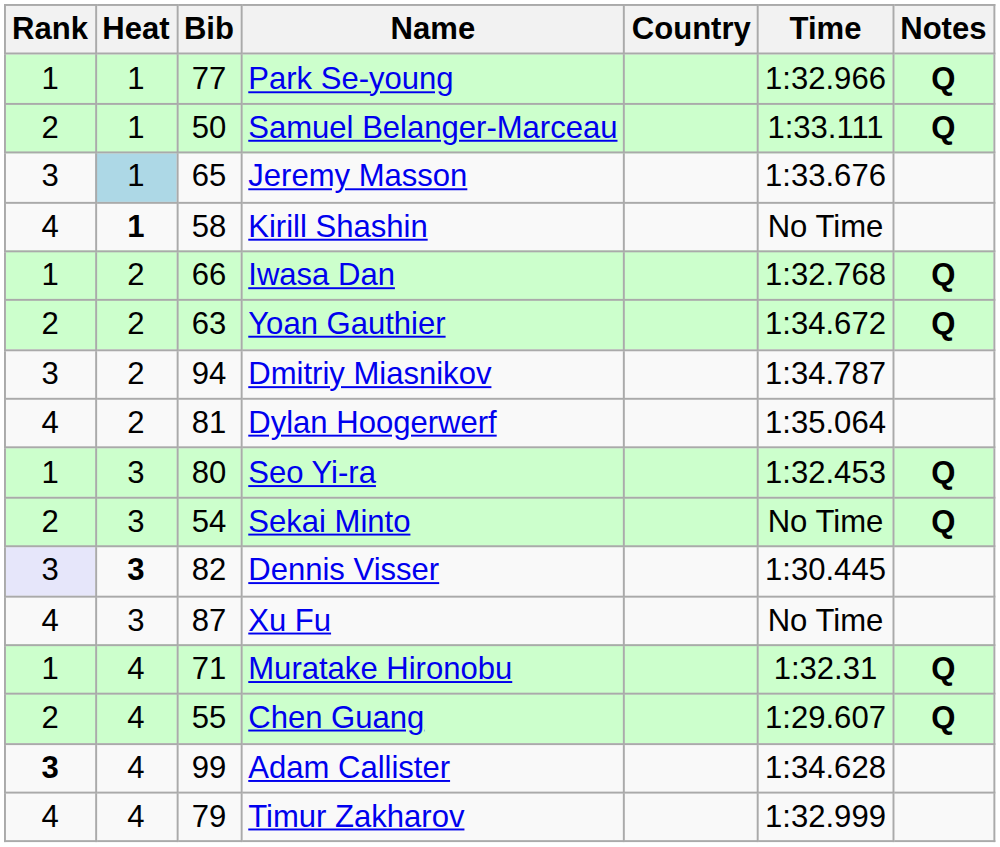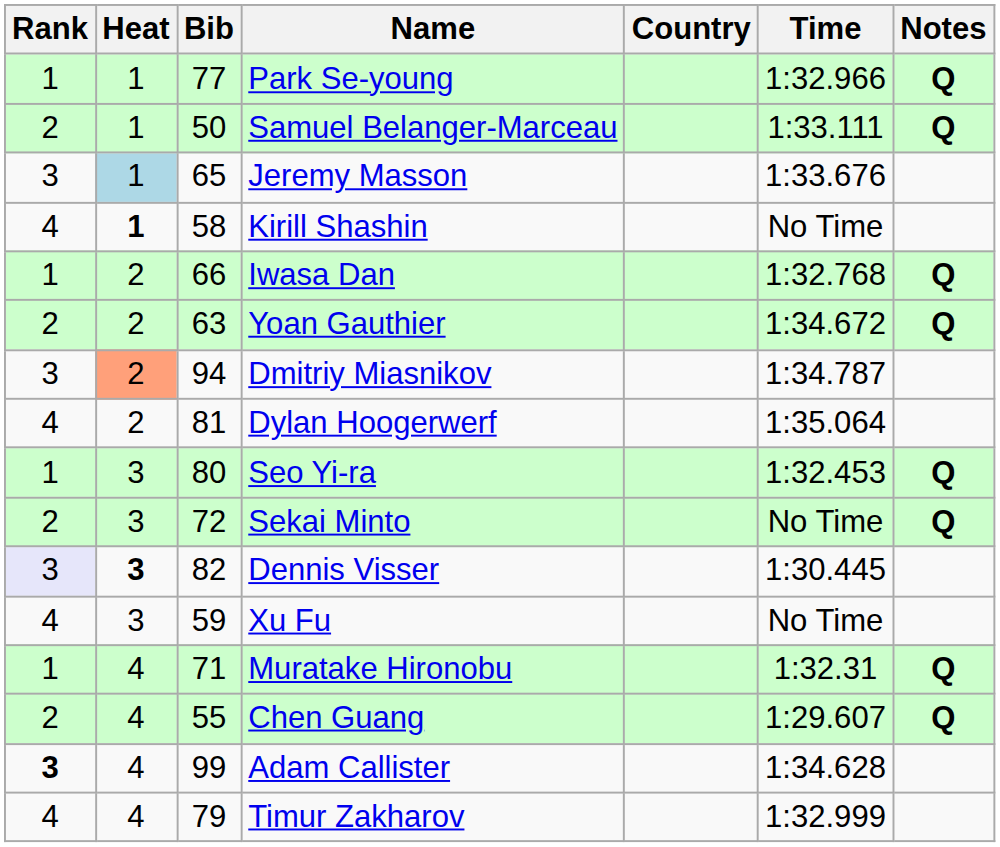(136, 373) no background -> (136, 373) lightsalmon background
(209, 521) 54 -> (209, 521) 72
(209, 619) 87 -> (209, 619) 59
